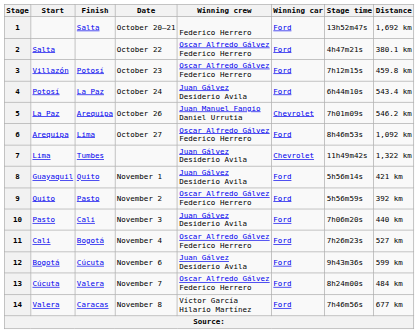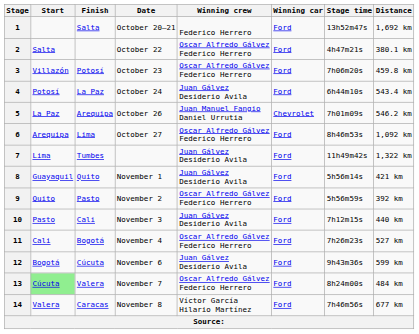(345, 70) 7h12m15s -> (345, 70) 7h06m20s
(294, 156) Chevrolet -> (282, 156) Ford
(345, 220) 7h06m20s -> (345, 220) 7h12m15s
(46, 284) no background -> (46, 284) lightgreen background
